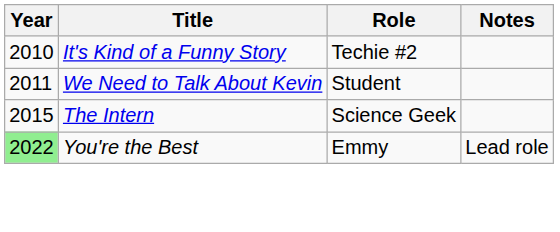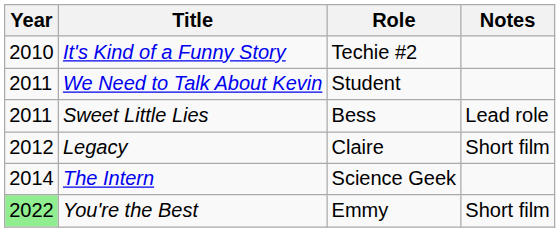+ row: (136, 115)
+ row: (95, 147)
(31, 115) 2015 -> (31, 178) 2014
(507, 147) Lead role -> (508, 210) Short film
